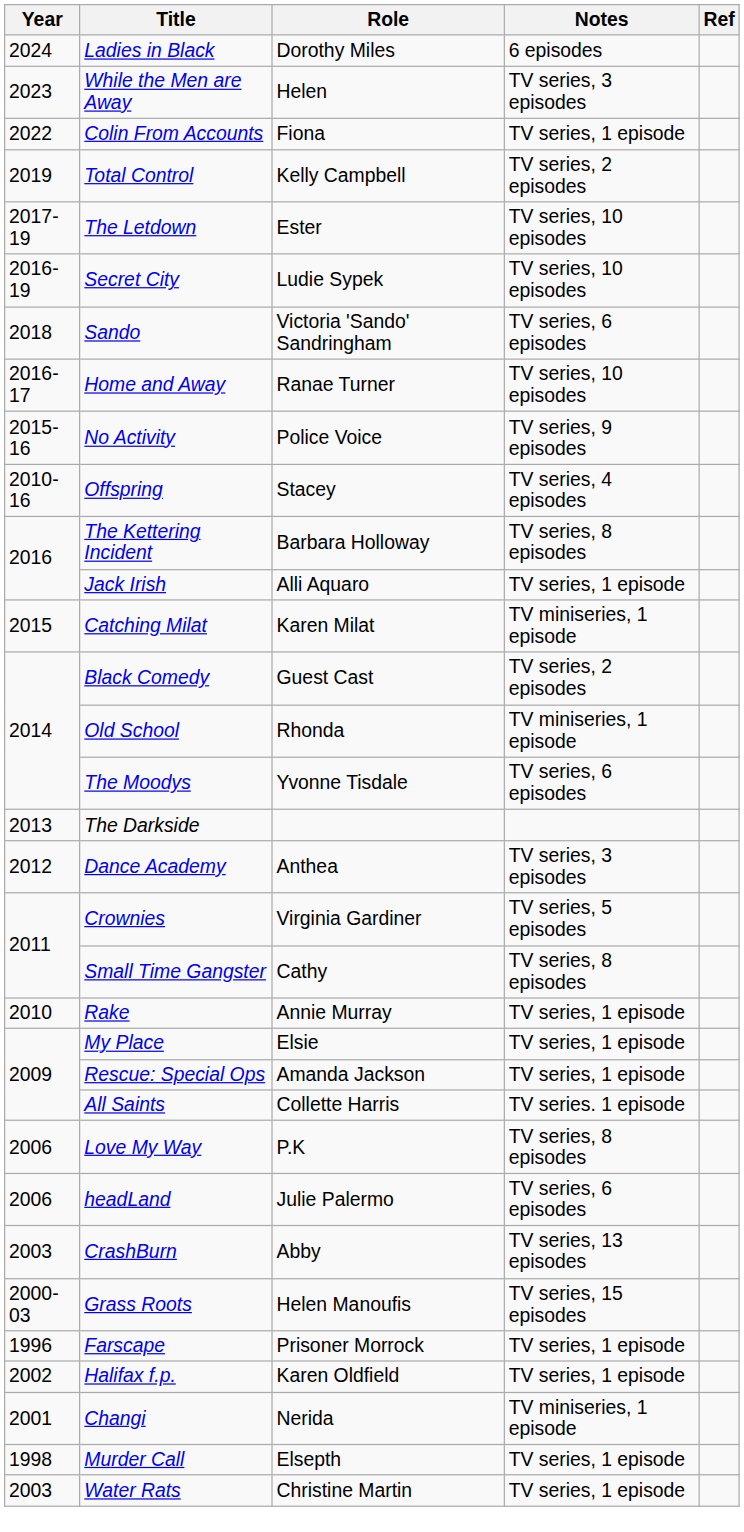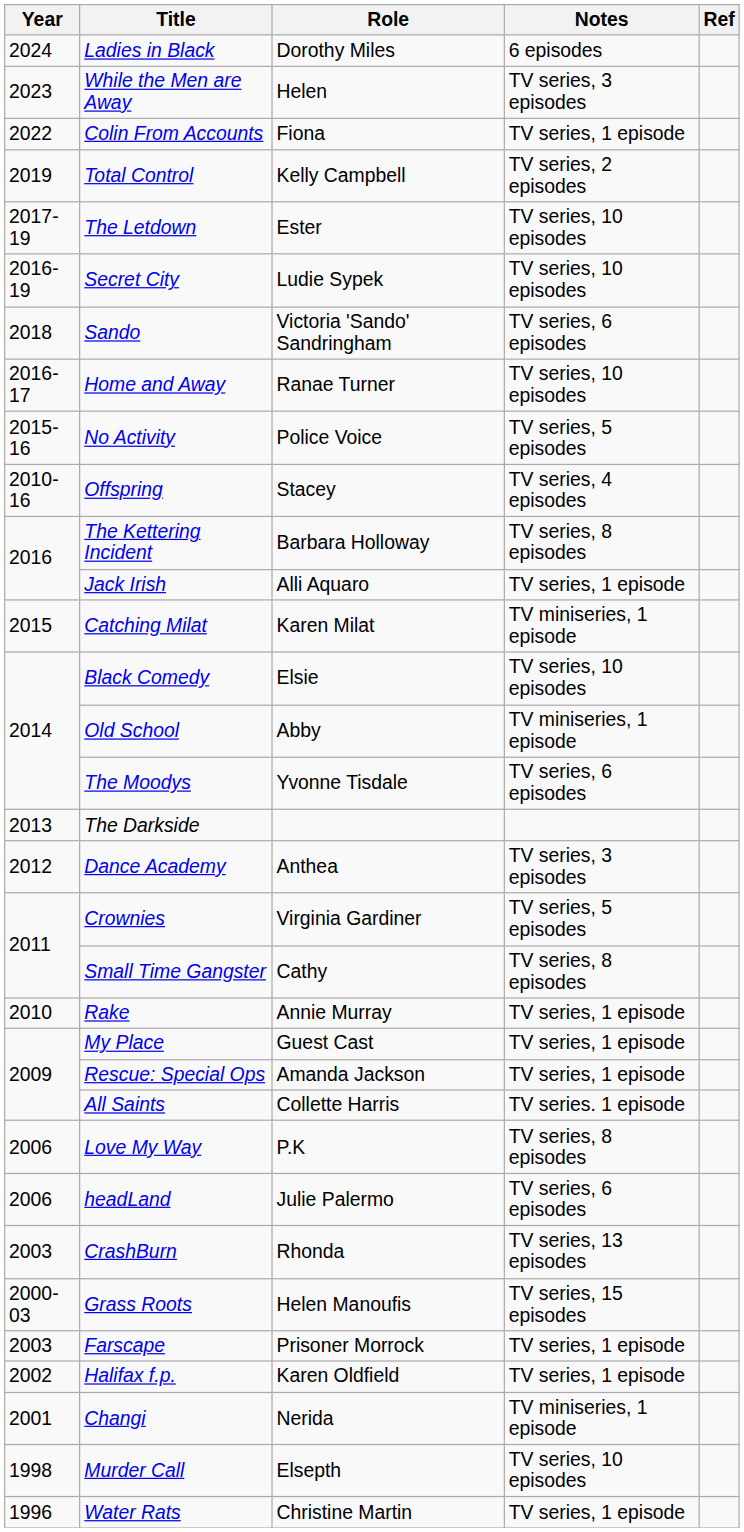(560, 437) TV series, 9 episodes -> (560, 437) TV series, 5 episodes
(325, 678) Guest Cast -> (298, 678) Elsie
(560, 678) TV series, 2 episodes -> (566, 678) TV series, 10 episodes
(310, 730) Rhonda -> (299, 730) Abby
(298, 1043) Elsie -> (325, 1043) Guest Cast
(299, 1251) Abby -> (310, 1251) Rhonda
(31, 1345) 1996 -> (31, 1345) 2003
(597, 1459) TV series, 1 episode -> (566, 1470) TV series, 10 episodes
(31, 1490) 2003 -> (31, 1512) 1996
